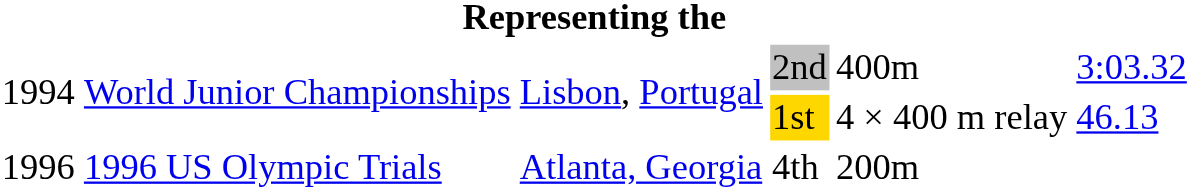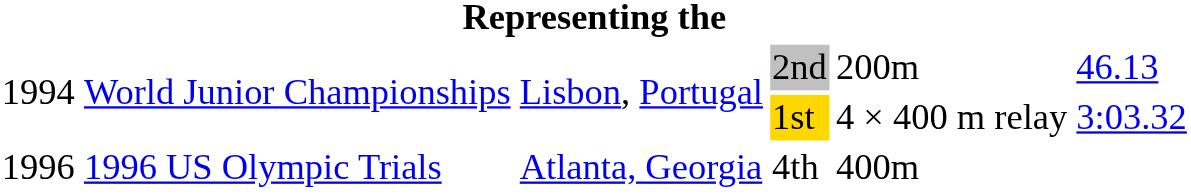(877, 66) 400m -> (877, 66) 200m
(1132, 66) 3:03.32 -> (1117, 66) 46.13
(1117, 117) 46.13 -> (1132, 117) 3:03.32
(877, 167) 200m -> (877, 167) 400m
